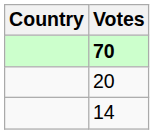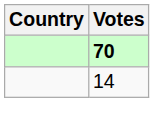- row: (104, 81)
